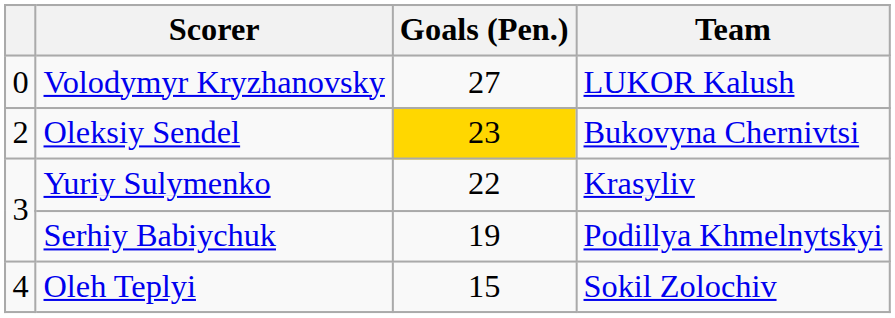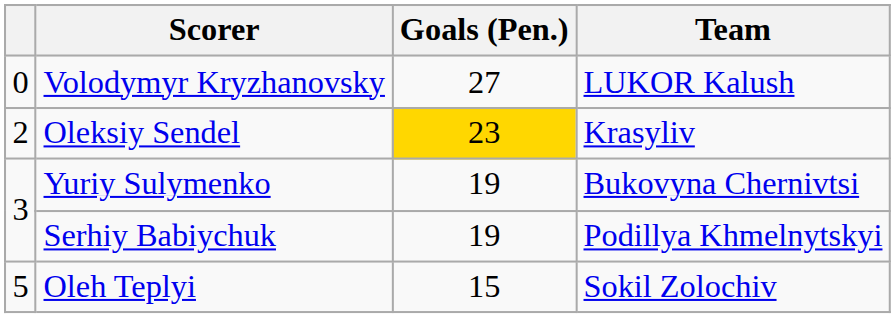(721, 132) Bukovyna Chernivtsi -> (639, 132) Krasyliv
(484, 183) 22 -> (484, 183) 19
(639, 183) Krasyliv -> (721, 183) Bukovyna Chernivtsi
(21, 286) 4 -> (21, 286) 5
